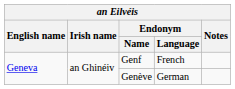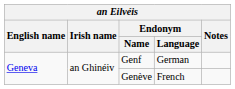(171, 60) French -> (173, 60) German
(173, 76) German -> (171, 76) French
